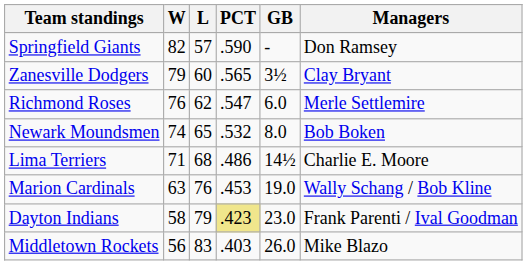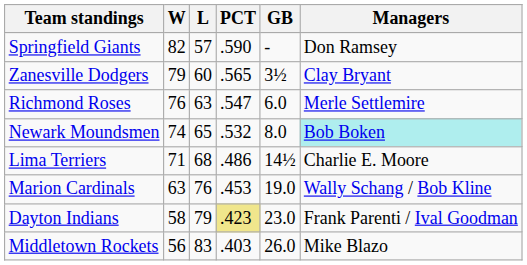(203, 103) 62 -> (203, 103) 63
(344, 132) no background -> (344, 132) paleturquoise background
